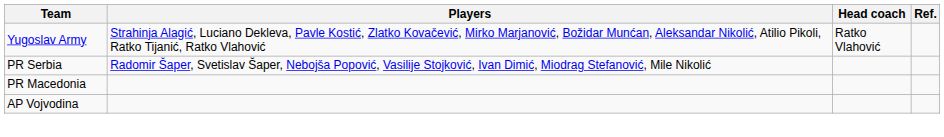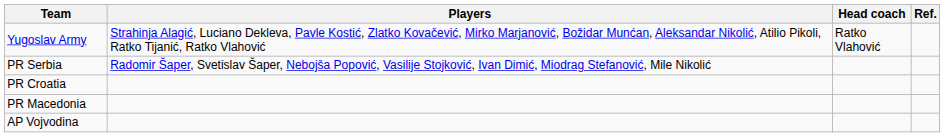+ row: (36, 84)
